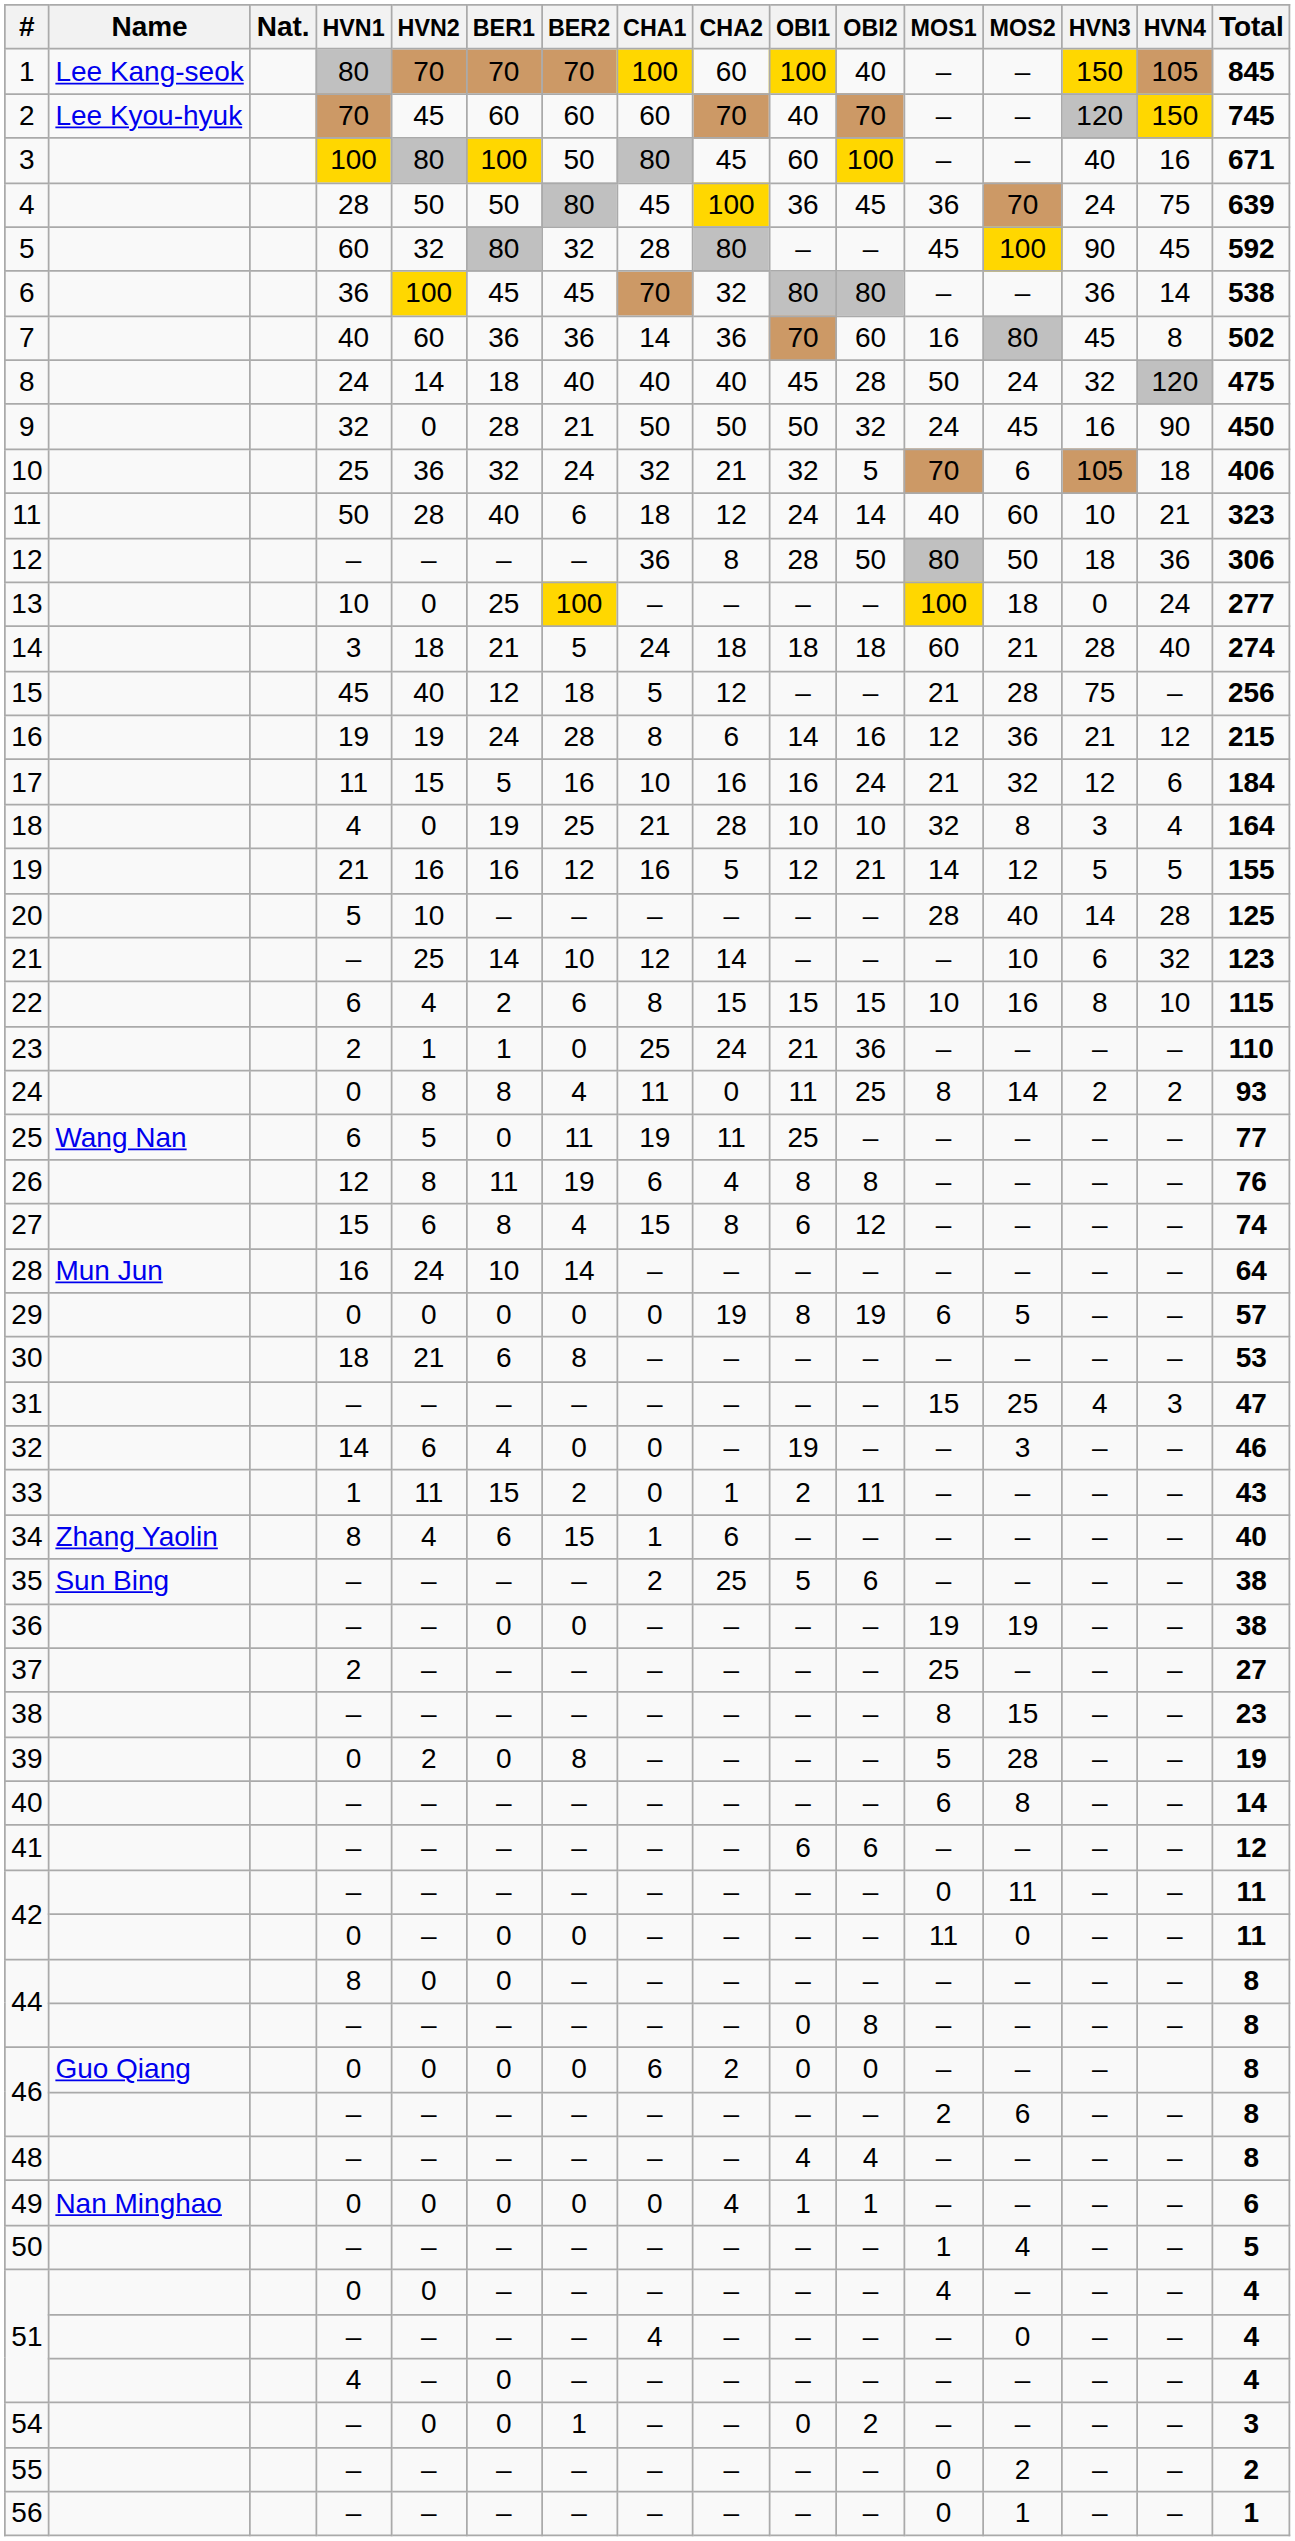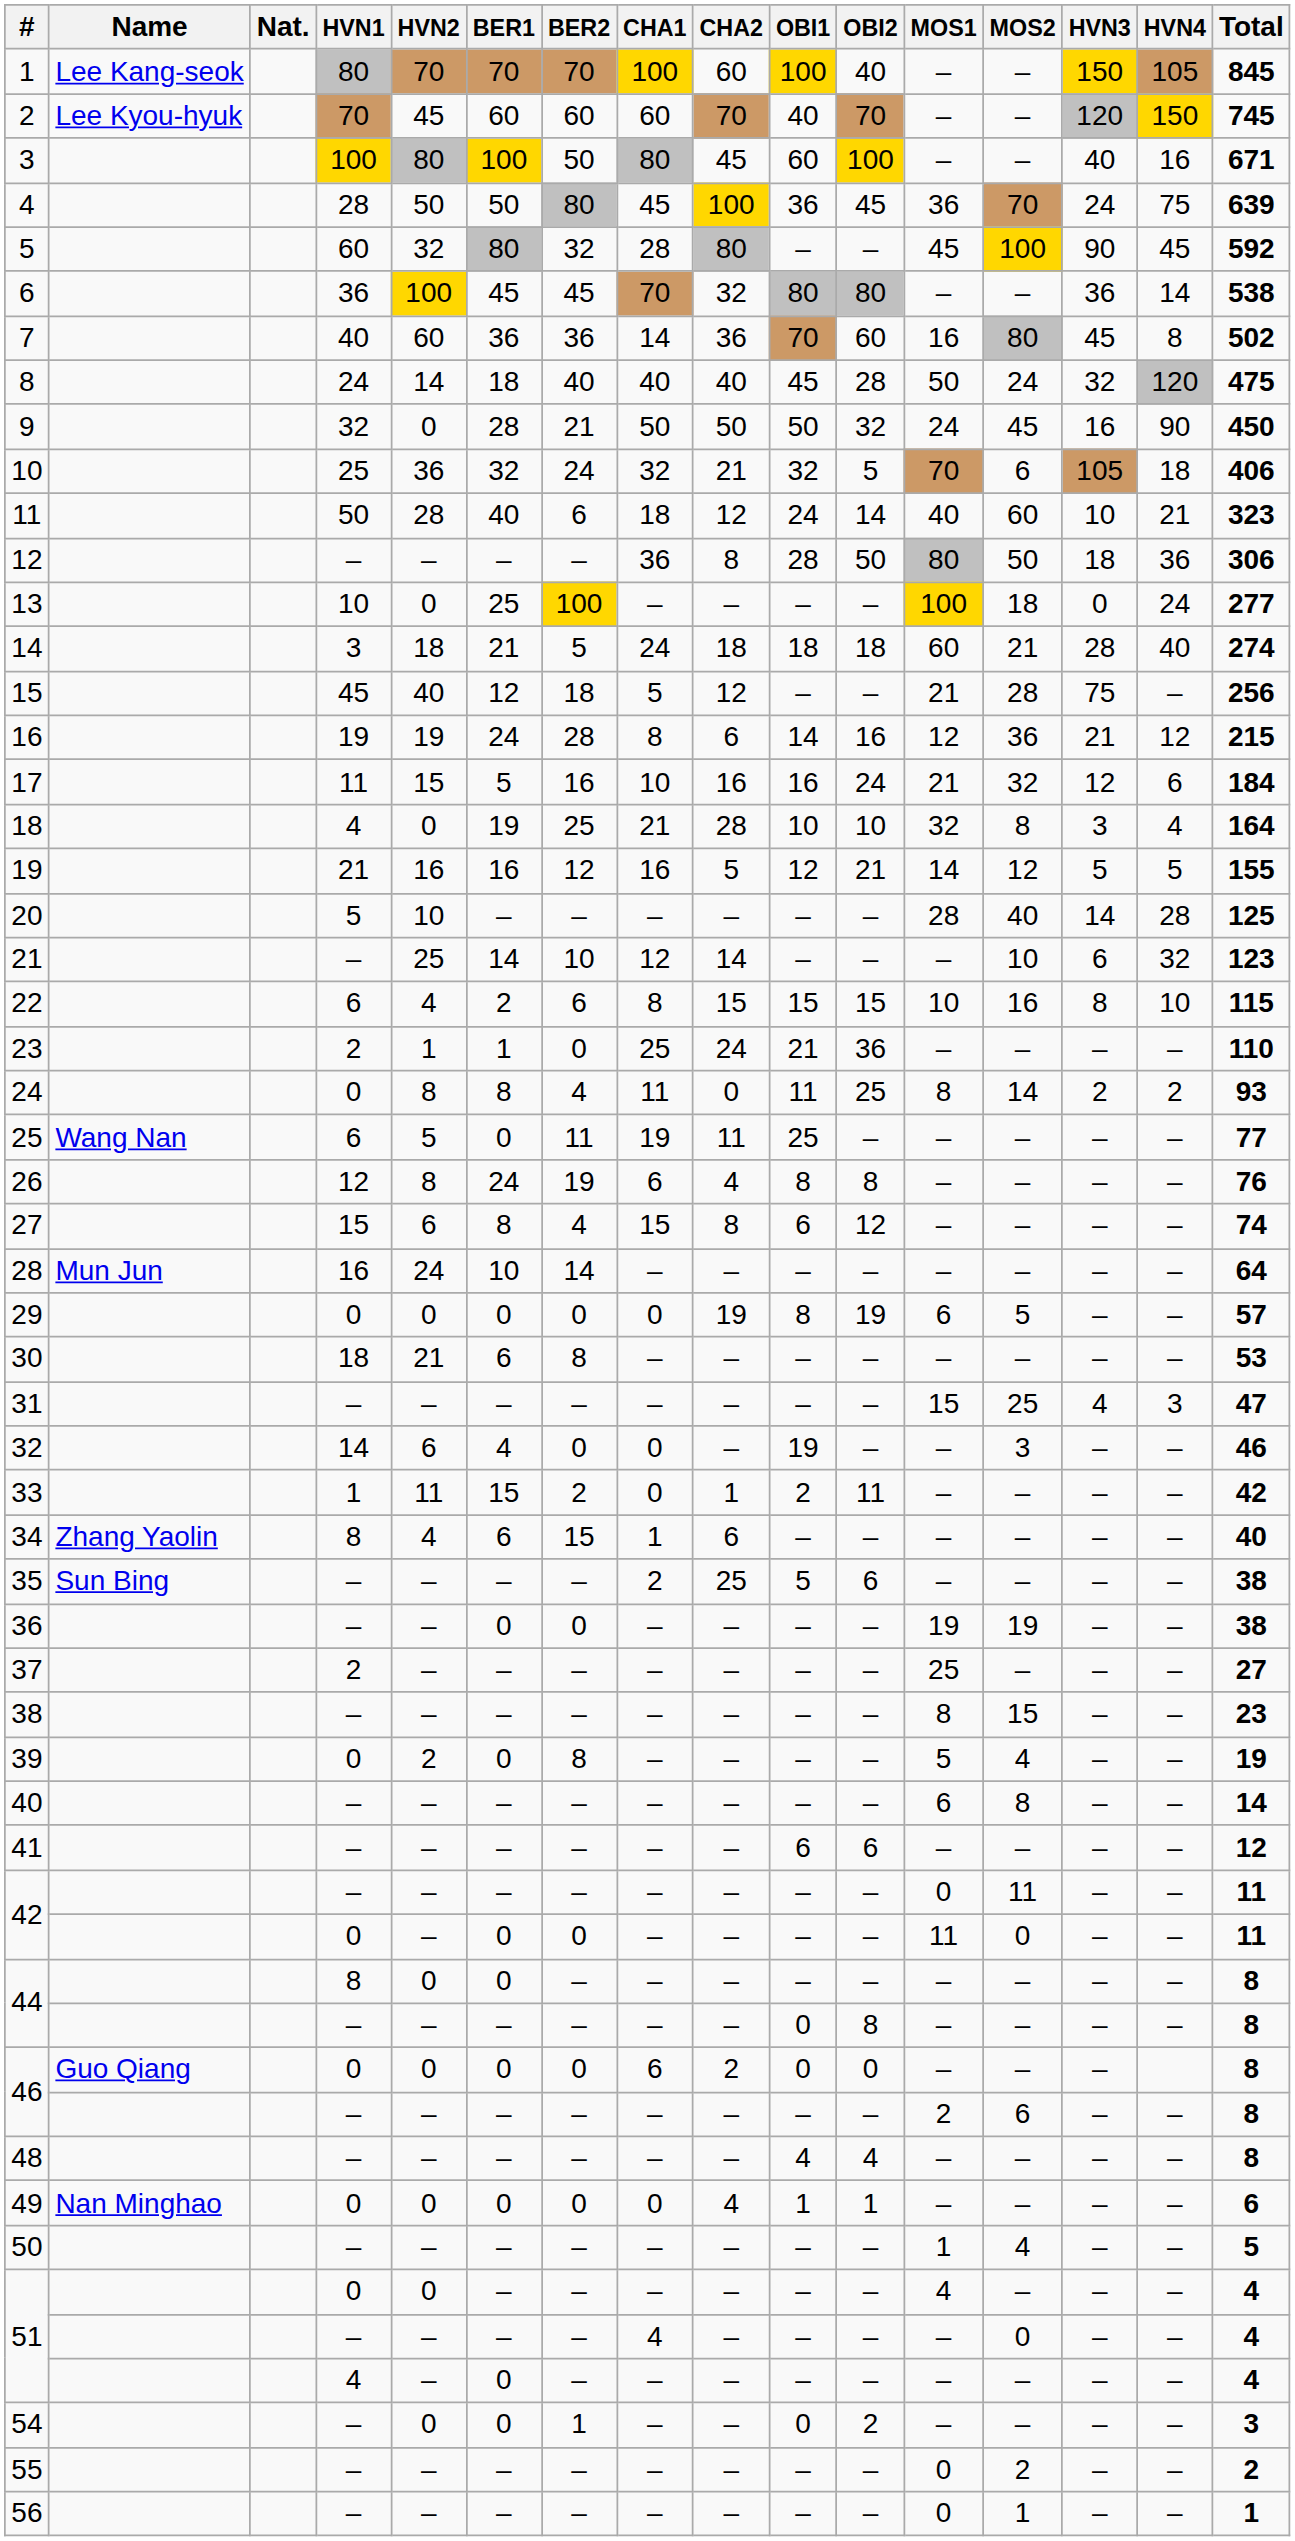(504, 1181) 11 -> (504, 1181) 24
(1251, 1492) 43 -> (1251, 1492) 42
(1023, 1758) 28 -> (1023, 1758) 4
